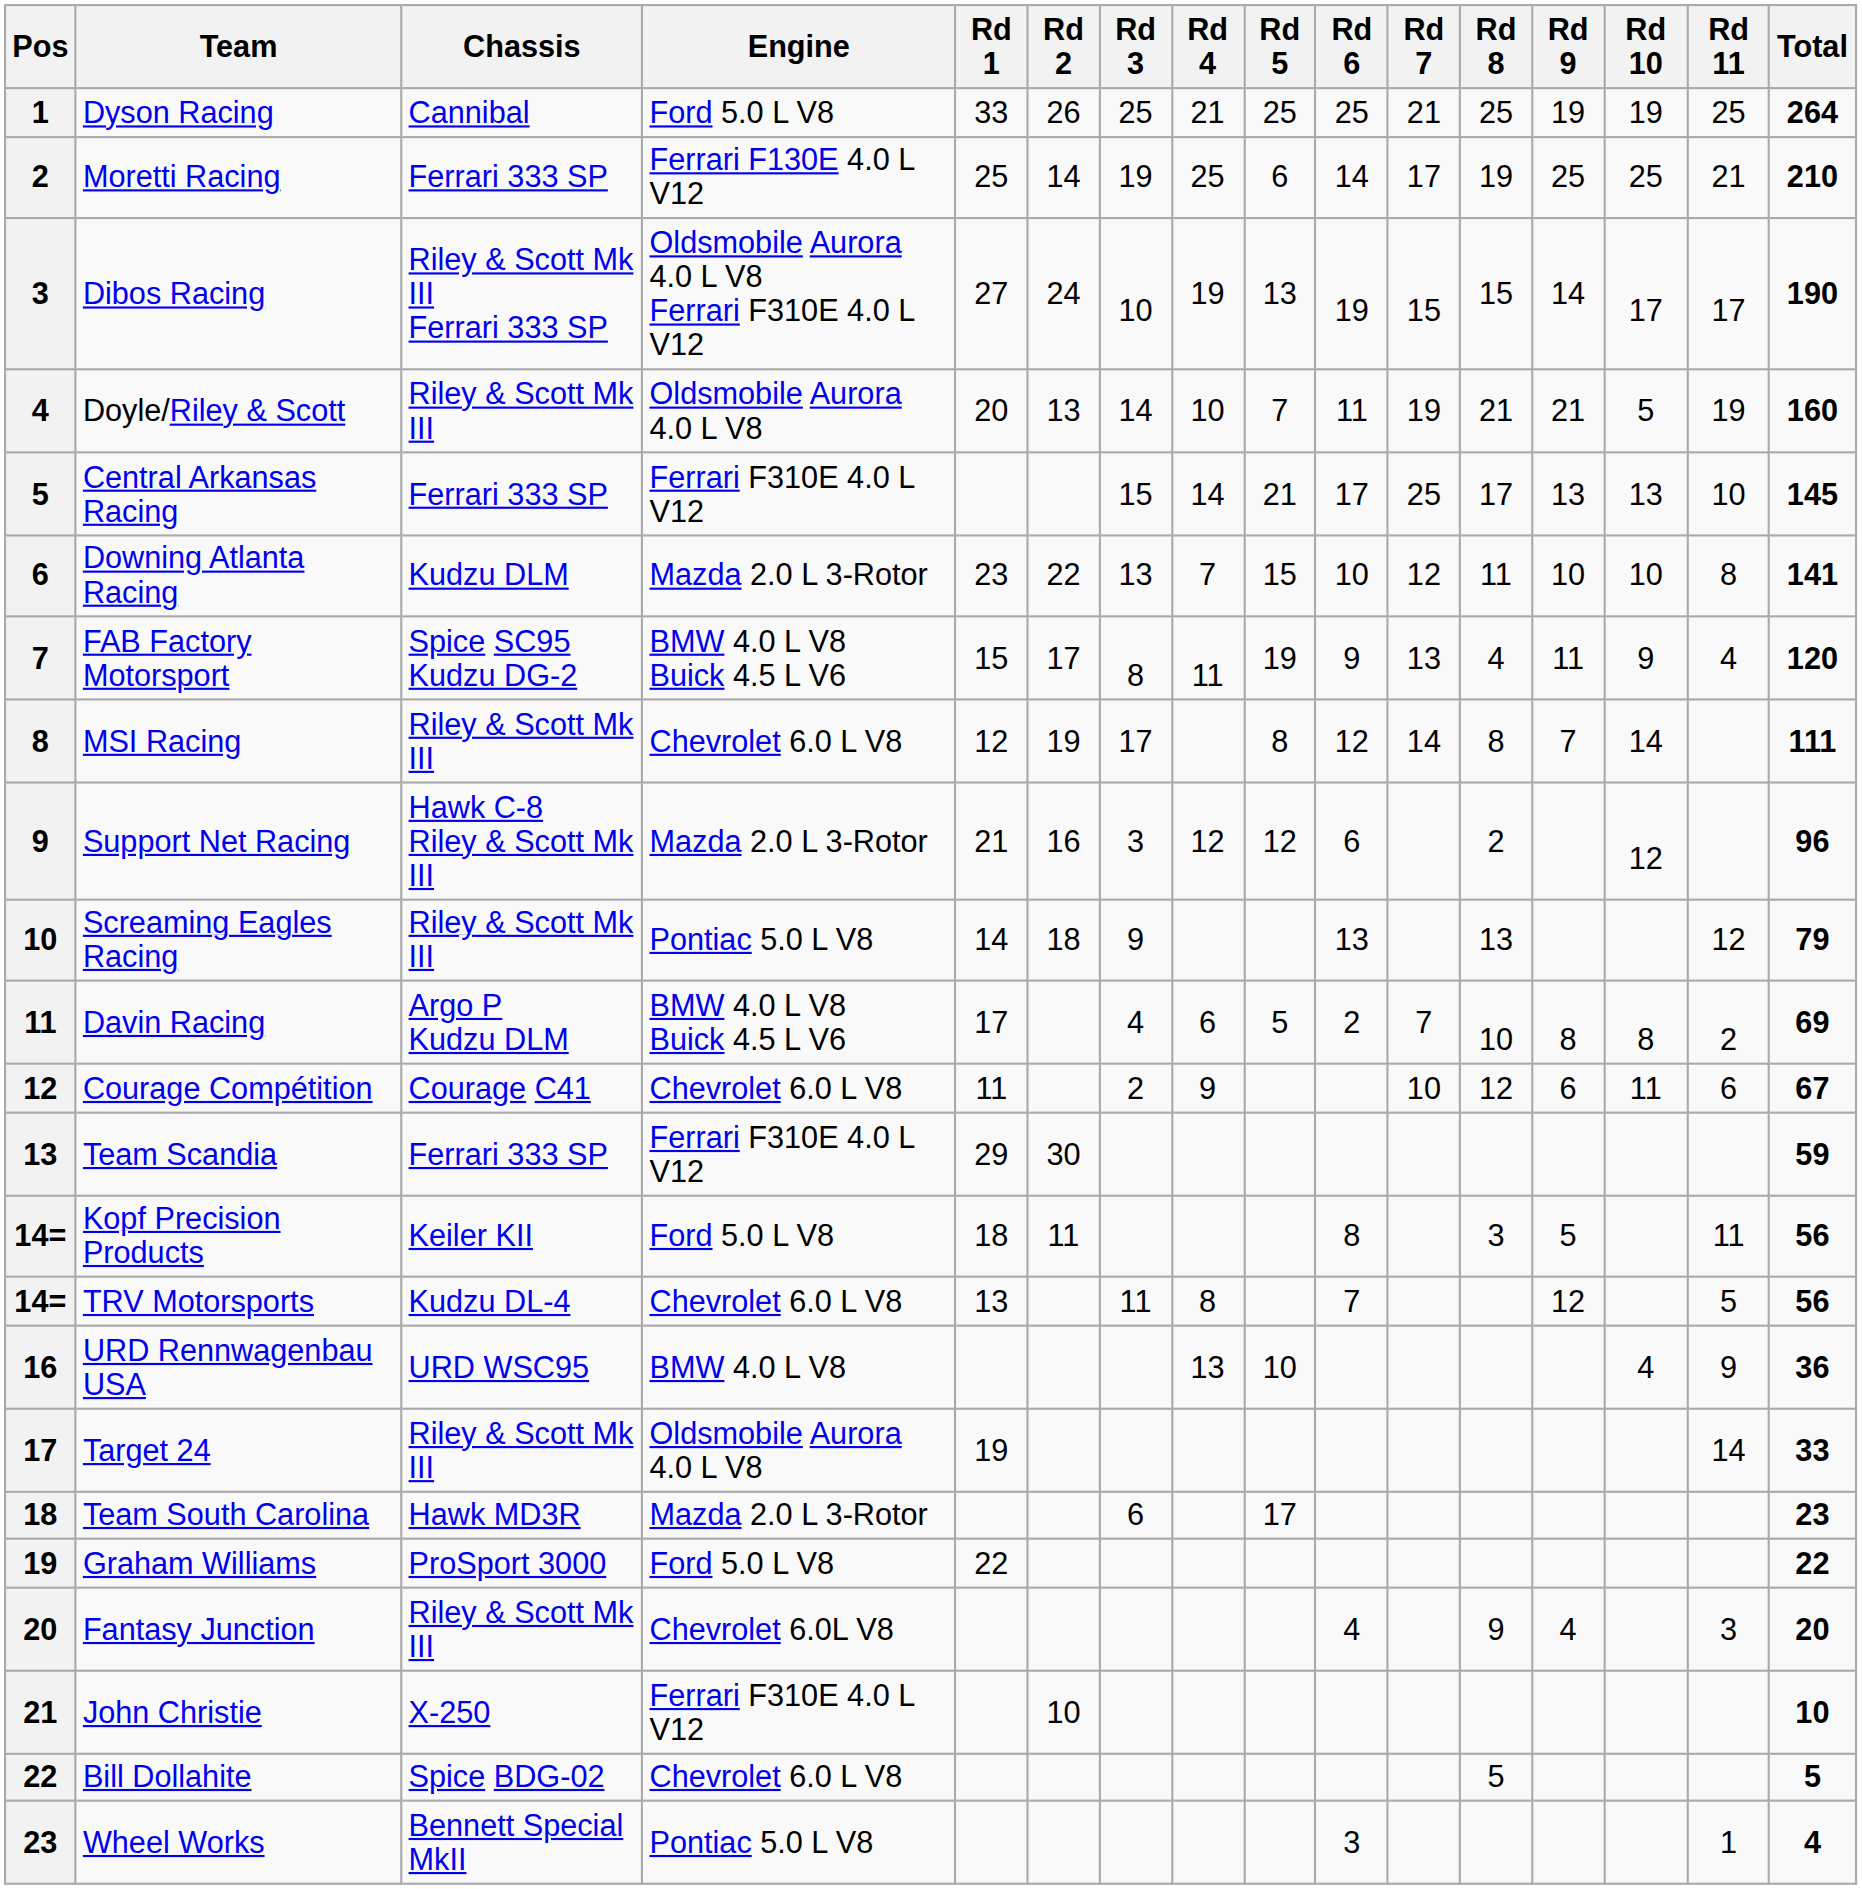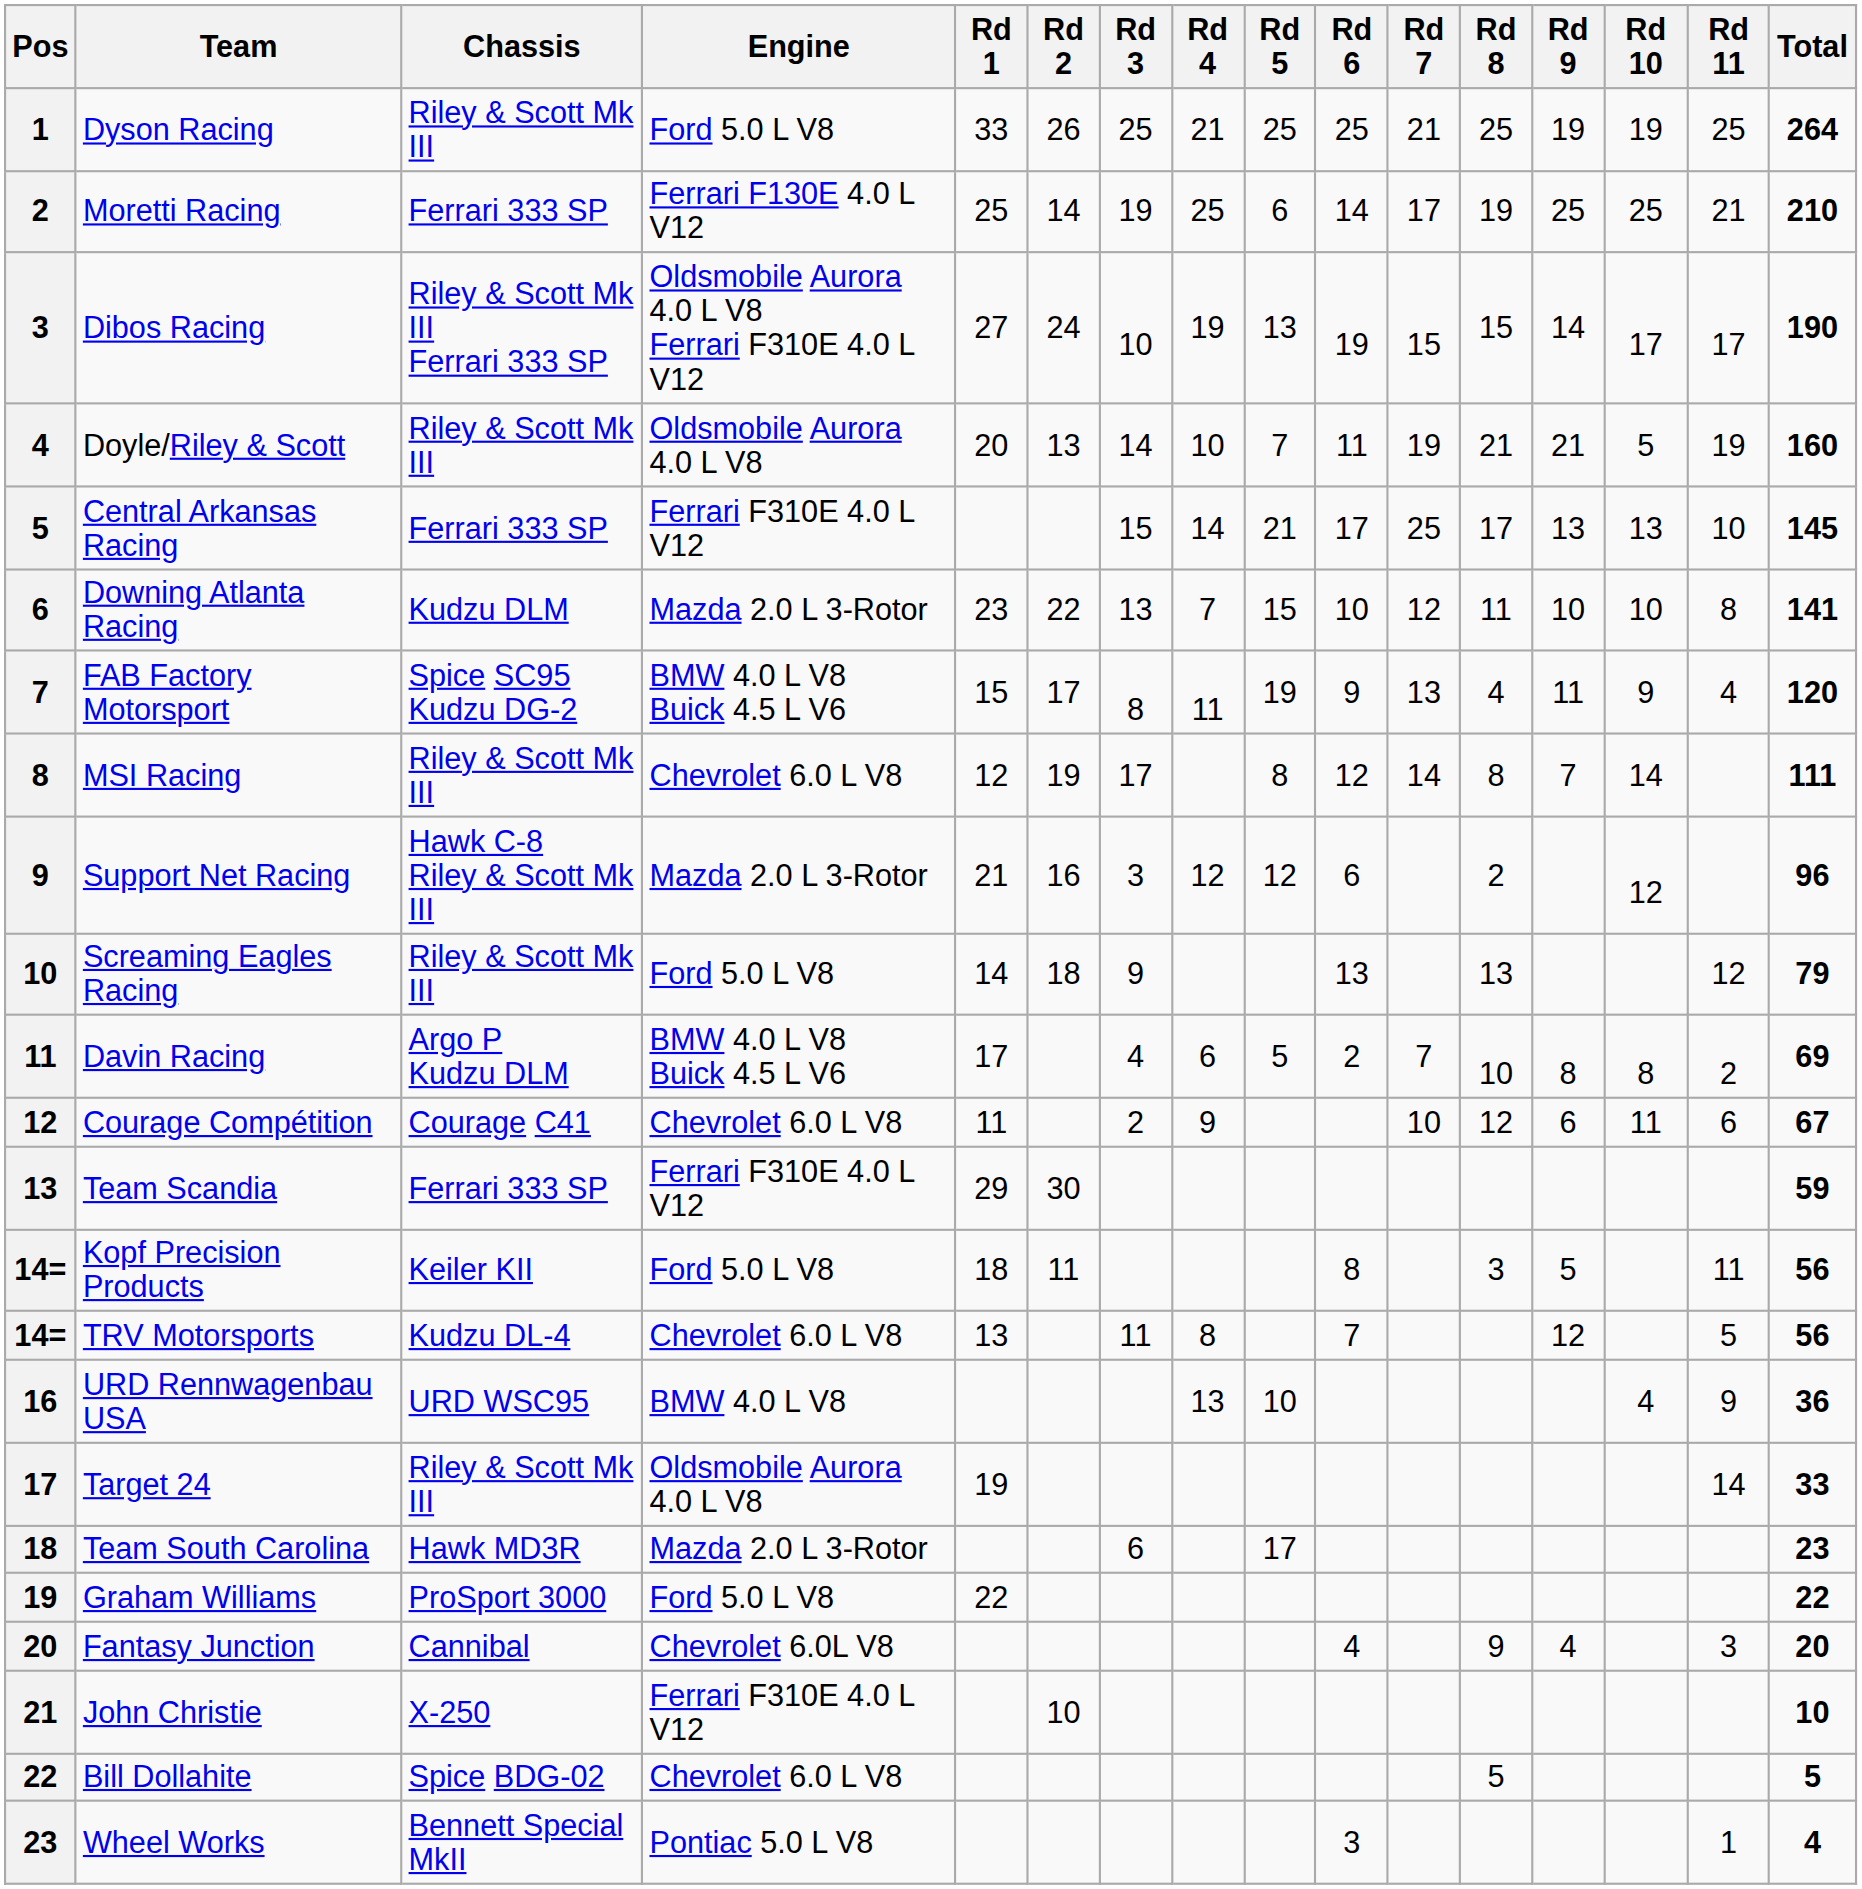(469, 112) Cannibal -> (521, 129) Riley & Scott Mk III
(761, 940) Pontiac 5.0 L V8 -> (742, 974) Ford 5.0 L V8
(521, 1629) Riley & Scott Mk III -> (469, 1646) Cannibal
